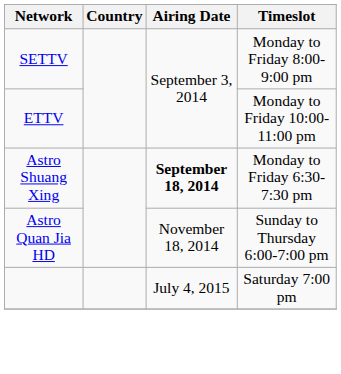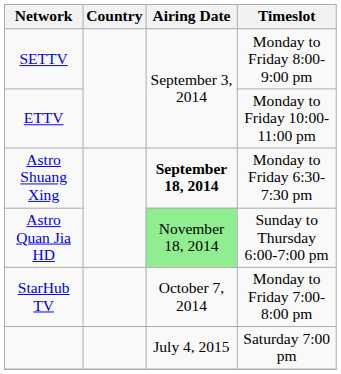(191, 237) no background -> (191, 237) lightgreen background
+ row: (44, 297)
